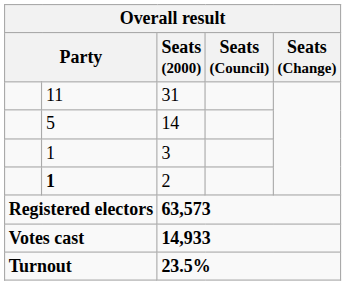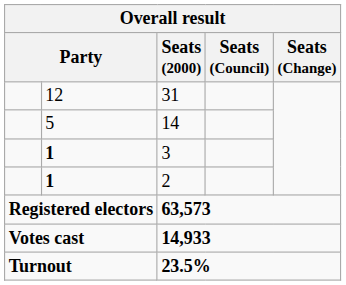(55, 95) 11 -> (54, 95) 12
(50, 152) normal -> (50, 152) bold
